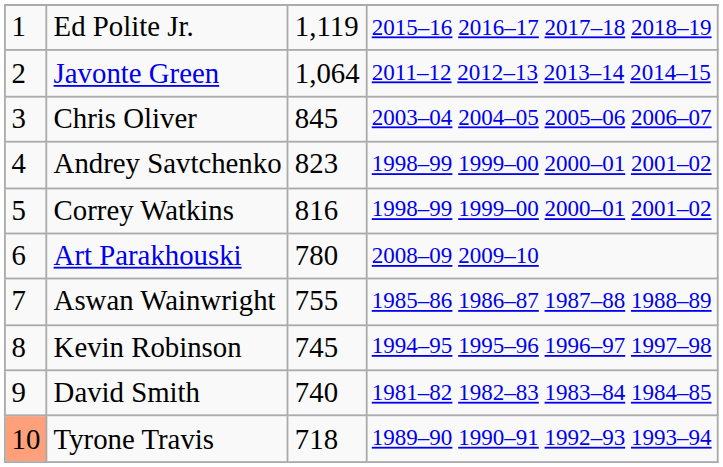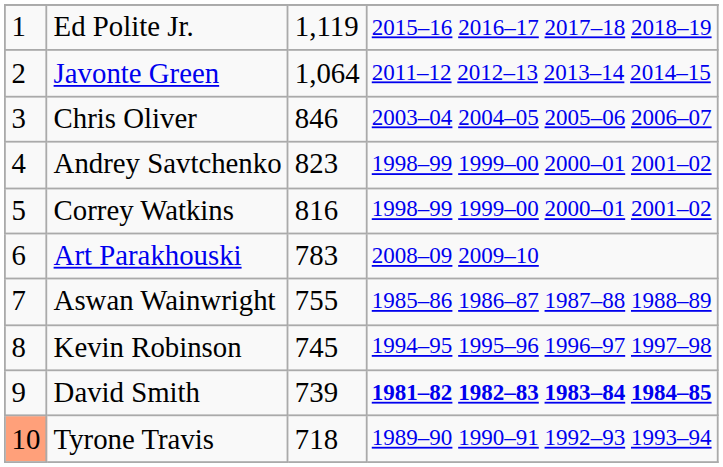(316, 118) 845 -> (316, 118) 846
(316, 255) 780 -> (316, 255) 783
(316, 392) 740 -> (316, 392) 739
(542, 392) normal -> (542, 392) bold
